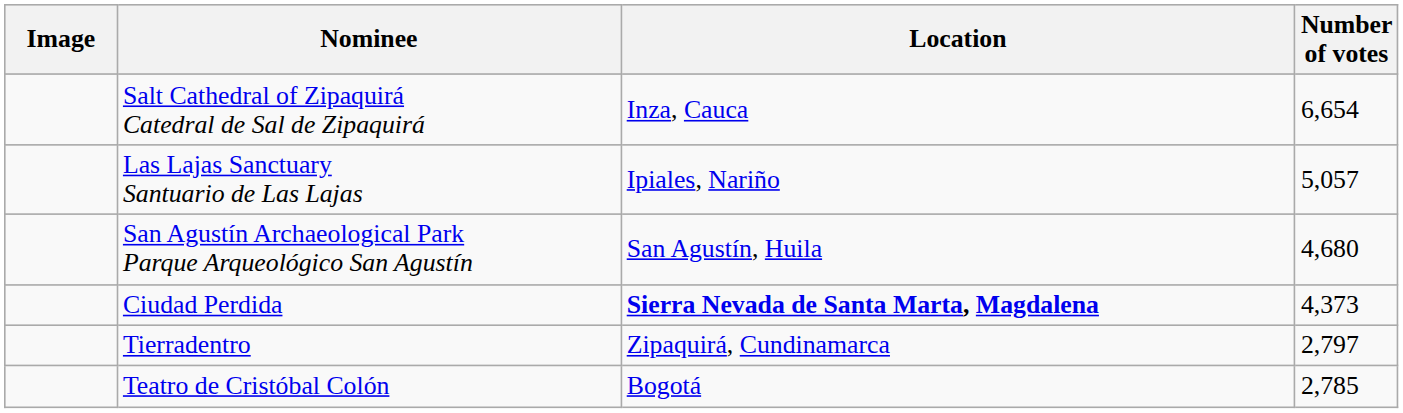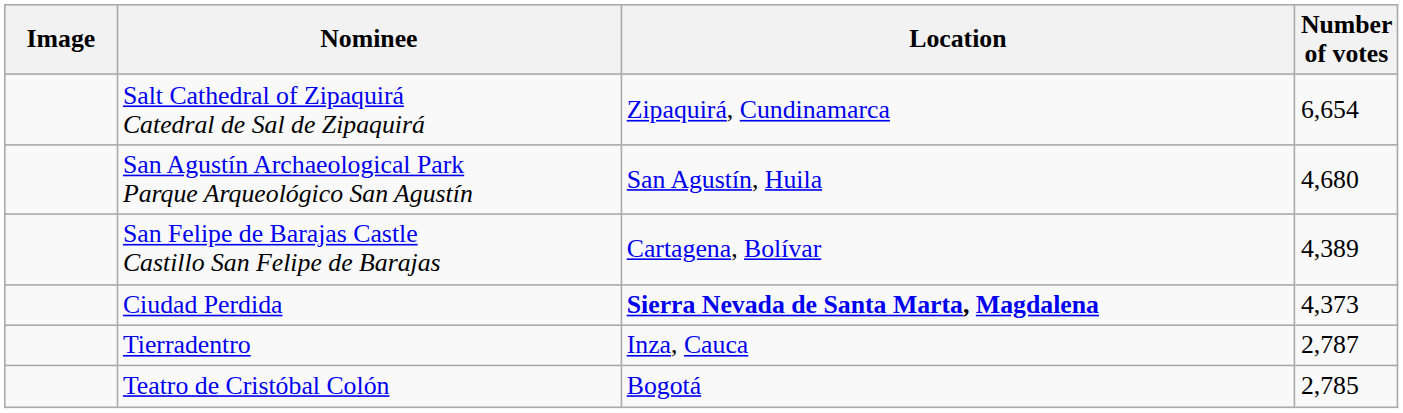(688, 109) Inza, Cauca -> (758, 109) Zipaquirá, Cundinamarca
- row: (243, 179)
+ row: (282, 248)
(758, 345) Zipaquirá, Cundinamarca -> (688, 345) Inza, Cauca
(1330, 345) 2,797 -> (1330, 345) 2,787
